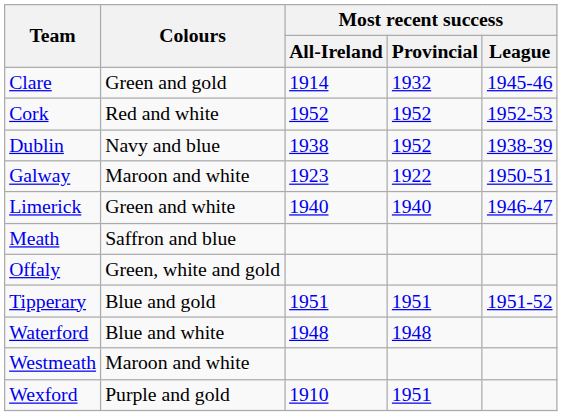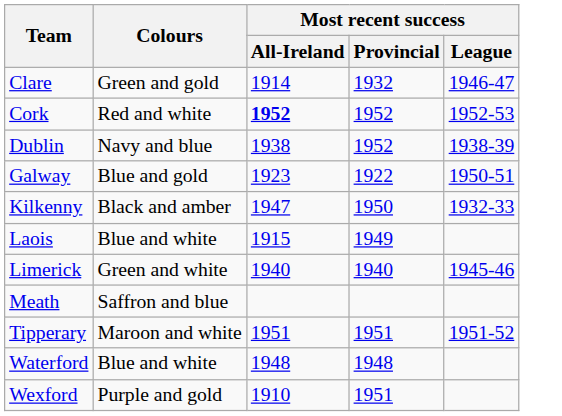(520, 82) 1945-46 -> (481, 82) 1946-47
(309, 113) normal -> (271, 113) bold
(177, 176) Maroon and white -> (153, 176) Blue and gold
+ row: (46, 207)
+ row: (31, 238)
(520, 207) 1946-47 -> (481, 269) 1945-46
- row: (35, 269)
(160, 301) Blue and gold -> (170, 332) Maroon and white
- row: (53, 363)
